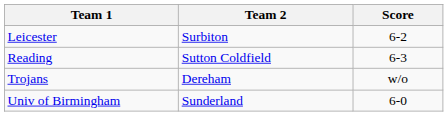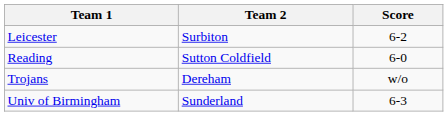(398, 57) 6-3 -> (398, 57) 6-0
(398, 100) 6-0 -> (398, 100) 6-3
